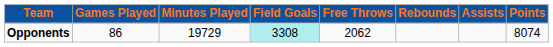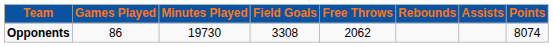(205, 32) 19729 -> (205, 32) 19730
(285, 32) paleturquoise background -> (285, 32) no background
